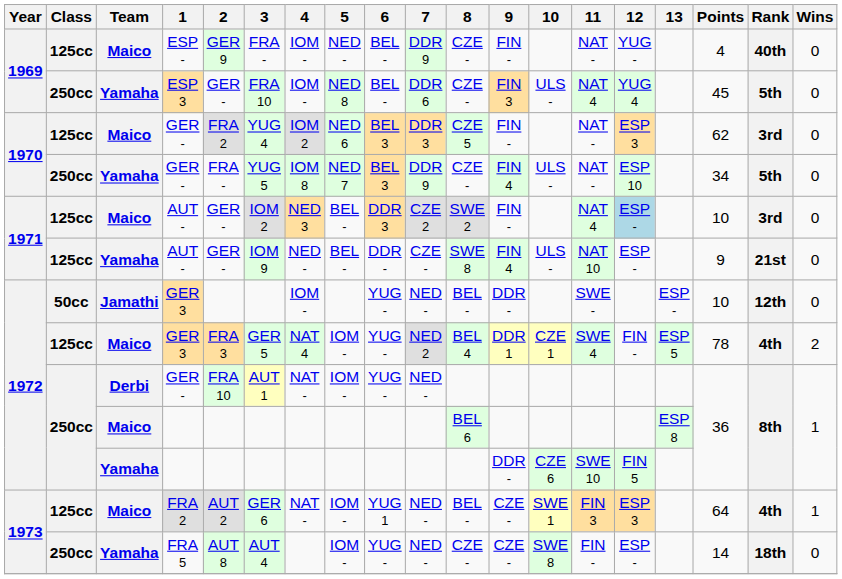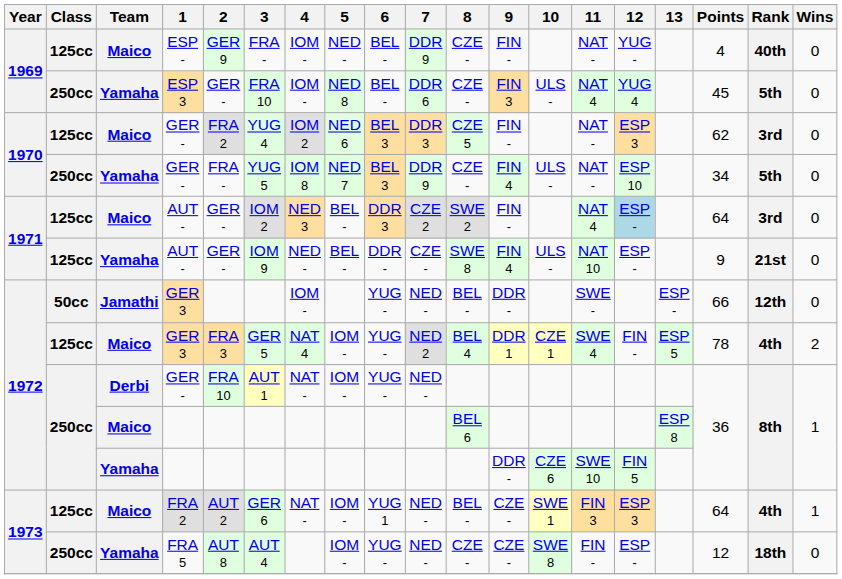(721, 218) 10 -> (721, 218) 64
(721, 301) 10 -> (721, 301) 66
(721, 553) 14 -> (721, 553) 12
